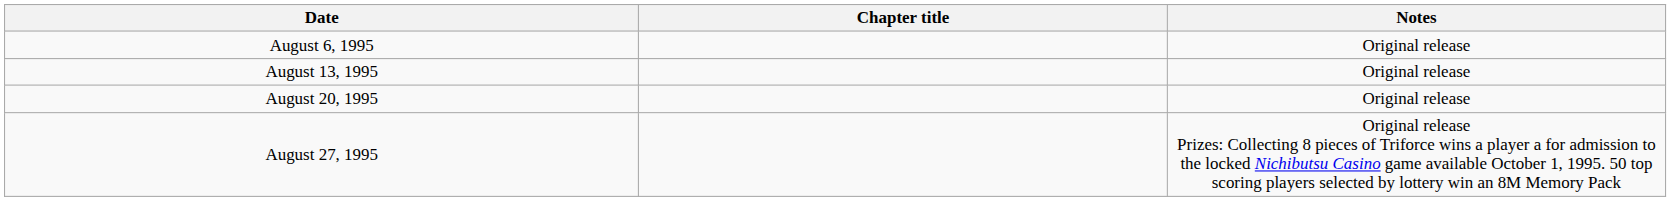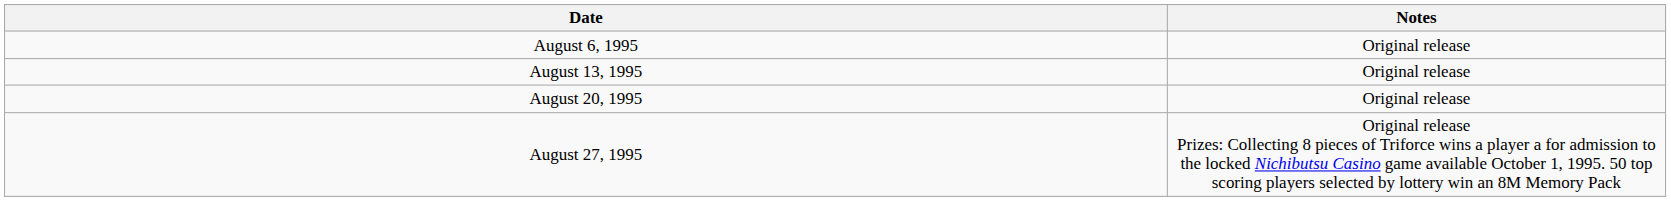- column: (903, 17)
